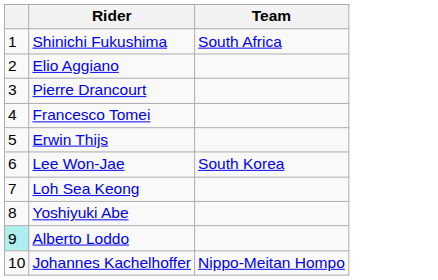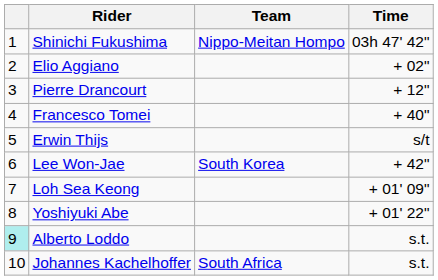+ column: (391, 16)
(240, 41) South Africa -> (271, 41) Nippo-Meitan Hompo
(271, 262) Nippo-Meitan Hompo -> (240, 262) South Africa
